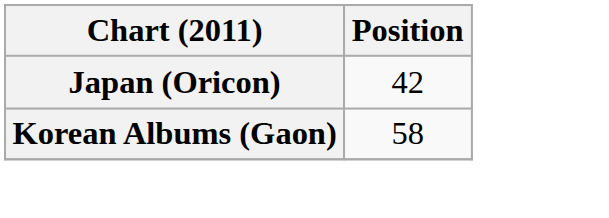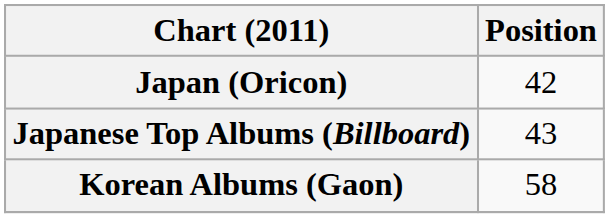+ row: (241, 133)
